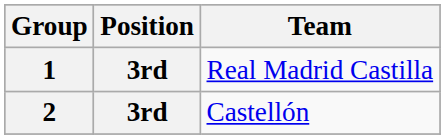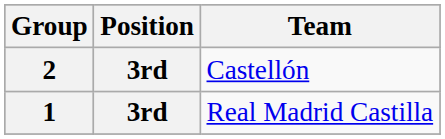rows swapped: (49, 69) <-> (49, 112)
